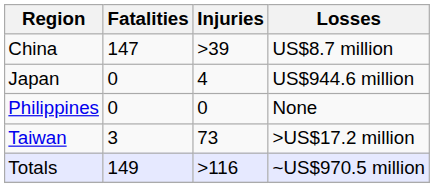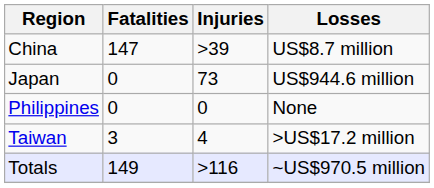(203, 78) 4 -> (208, 78) 73
(208, 138) 73 -> (203, 138) 4
